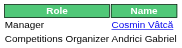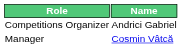rows swapped: (24, 25) <-> (57, 39)
